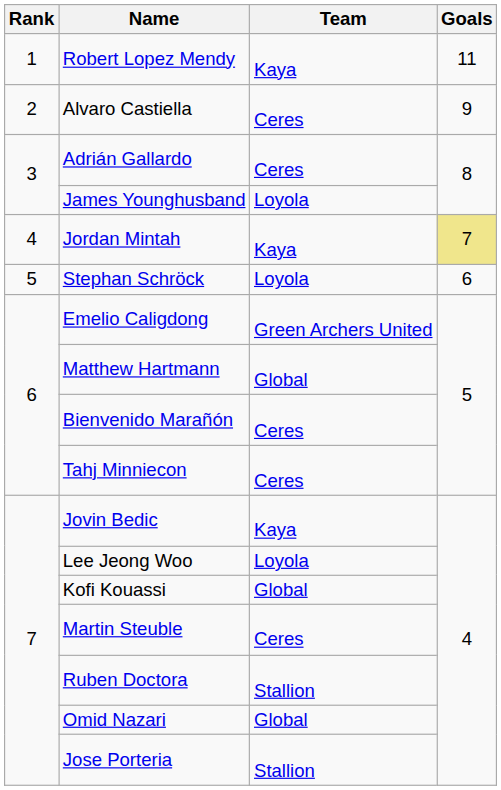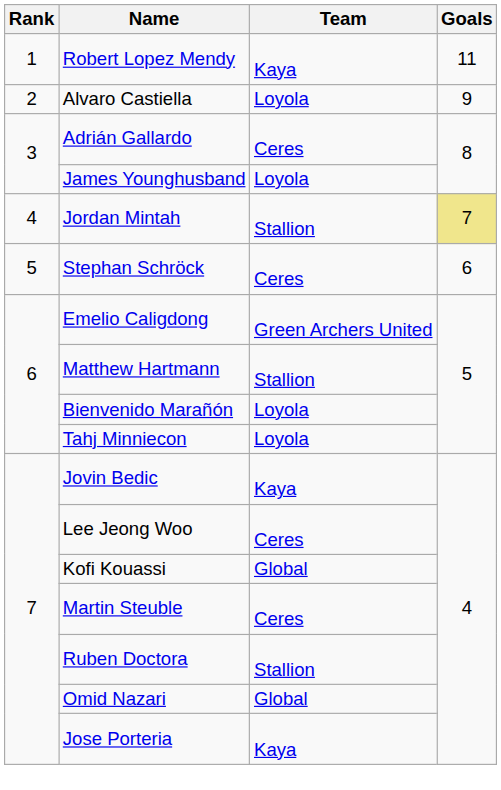(279, 119) Ceres -> (281, 98) Loyola
(275, 249) Kaya -> (284, 229) Stallion
(281, 279) Loyola -> (279, 279) Ceres
(281, 379) Global -> (284, 379) Stallion
(279, 430) Ceres -> (281, 409) Loyola
(279, 480) Ceres -> (281, 438) Loyola
(281, 560) Loyola -> (279, 539) Ceres
(284, 770) Stallion -> (275, 749) Kaya
